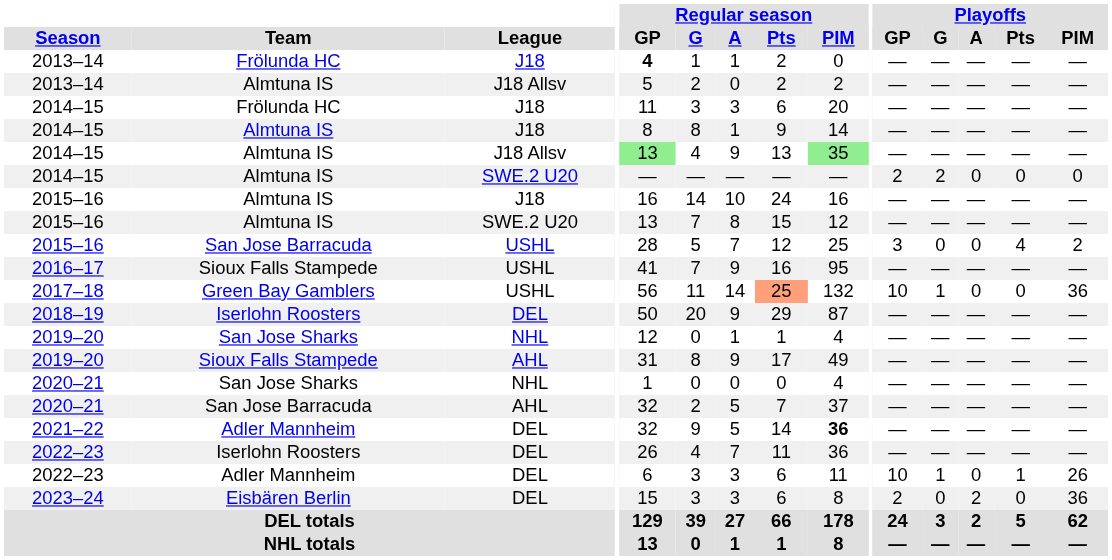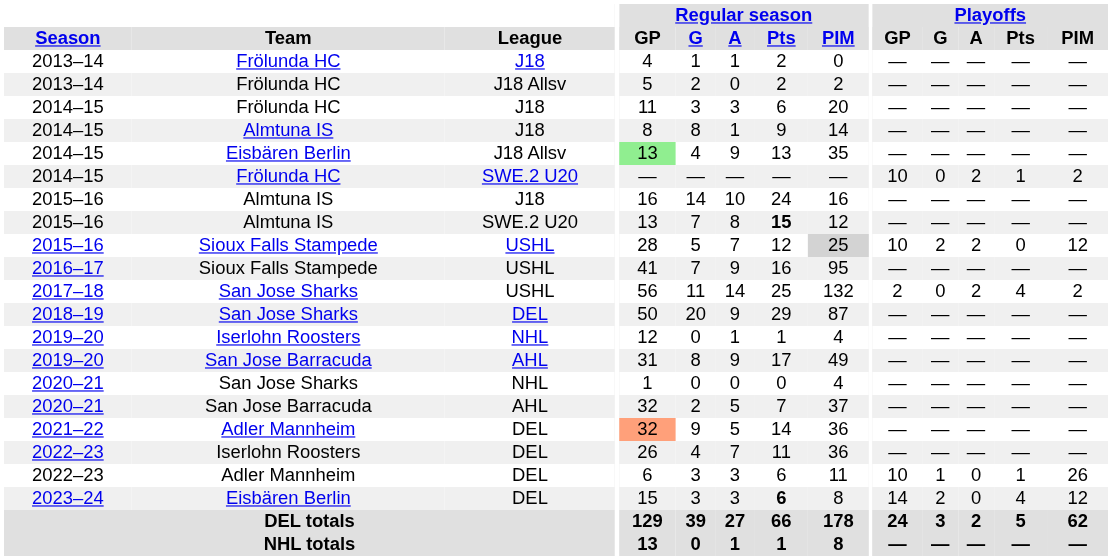(647, 61) bold -> (647, 61) normal
(288, 84) Almtuna IS -> (288, 84) Frölunda HC
(288, 153) Almtuna IS -> (288, 153) Eisbären Berlin
(838, 153) lightgreen background -> (838, 153) no background
(288, 176) Almtuna IS -> (288, 176) Frölunda HC
(897, 176) 2 -> (897, 176) 10
(940, 176) 2 -> (940, 176) 0
(976, 176) 0 -> (976, 176) 2
(1021, 176) 0 -> (1021, 176) 1
(1078, 176) 0 -> (1078, 176) 2
(781, 222) normal -> (781, 222) bold
(288, 245) San Jose Barracuda -> (288, 245) Sioux Falls Stampede
(838, 245) no background -> (838, 245) lightgrey background
(897, 245) 3 -> (897, 245) 10
(940, 245) 0 -> (940, 245) 2
(976, 245) 0 -> (976, 245) 2
(1021, 245) 4 -> (1021, 245) 0
(1078, 245) 2 -> (1078, 245) 12
(288, 291) Green Bay Gamblers -> (288, 291) San Jose Sharks
(781, 291) lightsalmon background -> (781, 291) no background
(897, 291) 10 -> (897, 291) 2
(940, 291) 1 -> (940, 291) 0
(976, 291) 0 -> (976, 291) 2
(1021, 291) 0 -> (1021, 291) 4
(1078, 291) 36 -> (1078, 291) 2
(288, 314) Iserlohn Roosters -> (288, 314) San Jose Sharks
(288, 337) San Jose Sharks -> (288, 337) Iserlohn Roosters
(288, 360) Sioux Falls Stampede -> (288, 360) San Jose Barracuda
(647, 429) no background -> (647, 429) lightsalmon background
(838, 429) bold -> (838, 429) normal
(781, 498) normal -> (781, 498) bold
(897, 498) 2 -> (897, 498) 14
(940, 498) 0 -> (940, 498) 2
(976, 498) 2 -> (976, 498) 0
(1021, 498) 0 -> (1021, 498) 4
(1078, 498) 36 -> (1078, 498) 12
